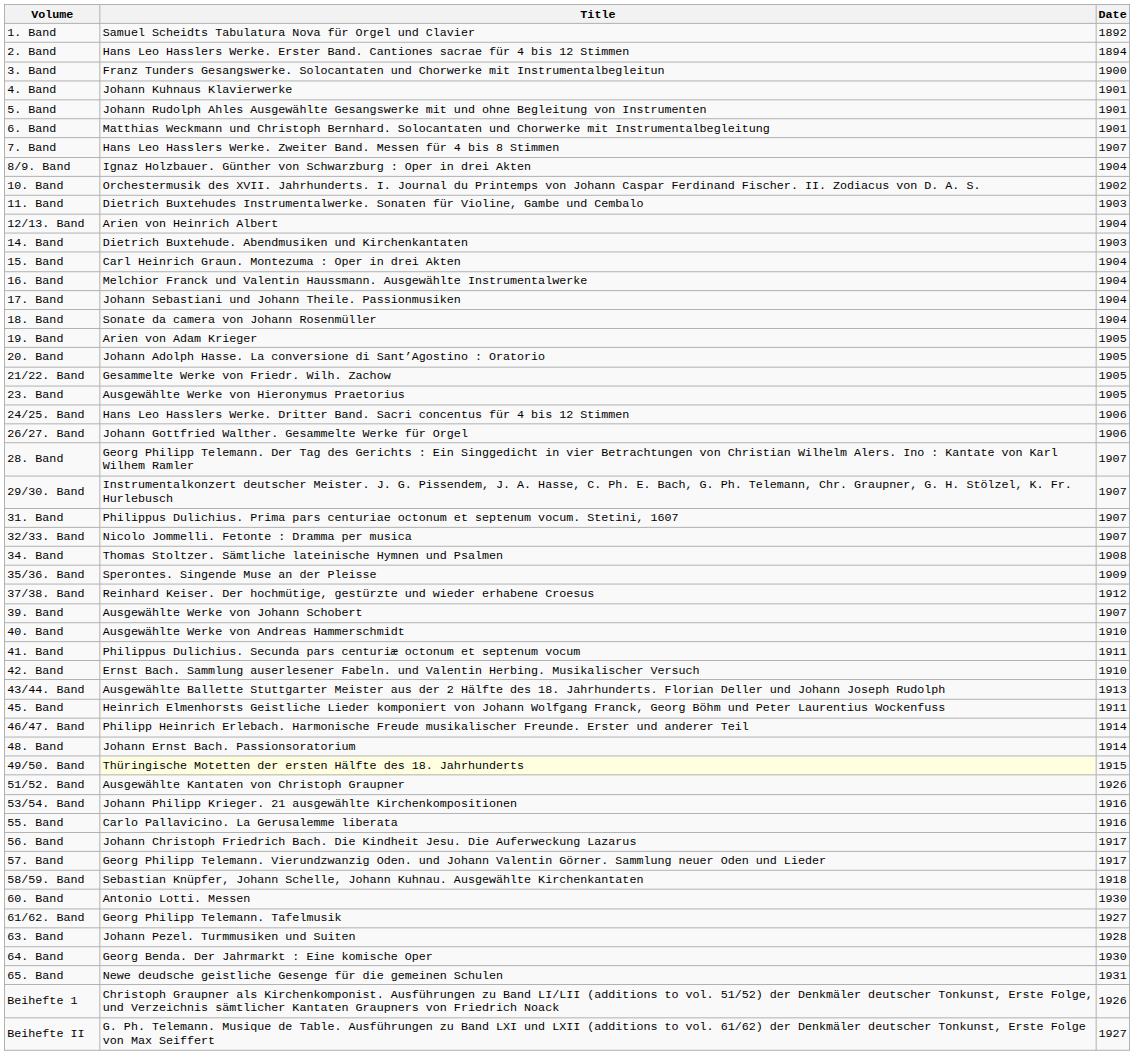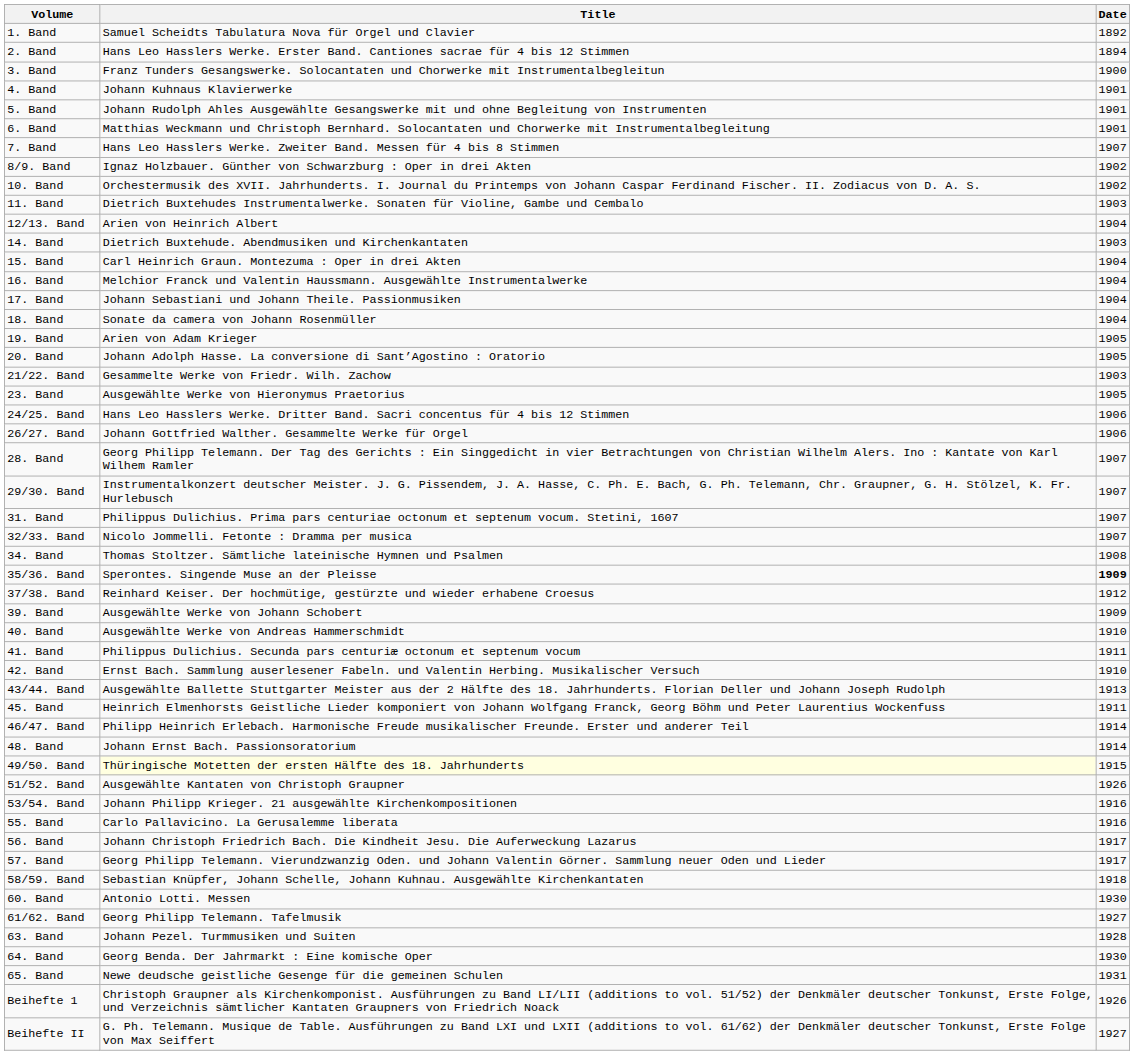(1113, 167) 1904 -> (1113, 167) 1902
(1113, 376) 1905 -> (1113, 376) 1903
(1113, 575) normal -> (1113, 575) bold
(1113, 613) 1907 -> (1113, 613) 1909
